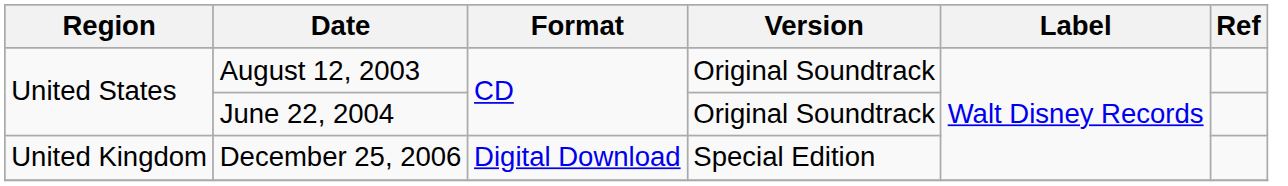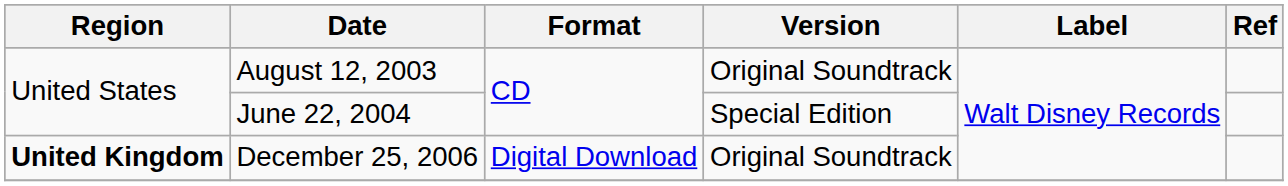(814, 113) Original Soundtrack -> (801, 113) Special Edition
(109, 157) normal -> (117, 157) bold
(784, 157) Special Edition -> (831, 157) Original Soundtrack
